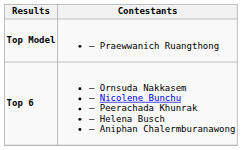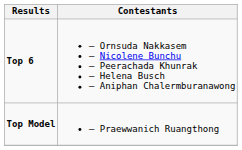rows swapped: (31, 41) <-> (20, 104)
